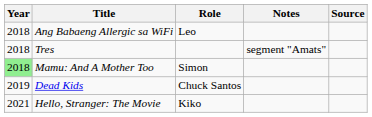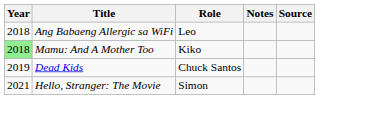- row: (45, 49)
(193, 67) Simon -> (190, 49) Kiko
(190, 103) Kiko -> (193, 85) Simon
